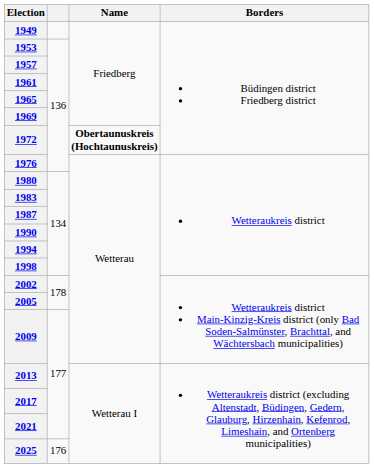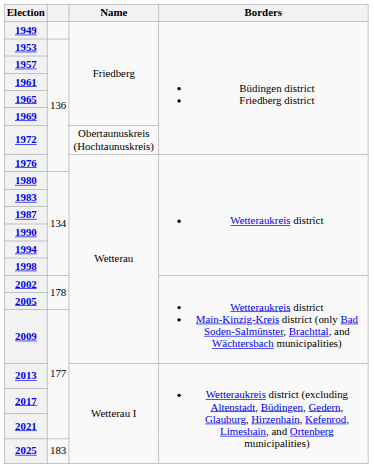(114, 140) bold -> (114, 140) normal
(58, 451) 176 -> (58, 451) 183
